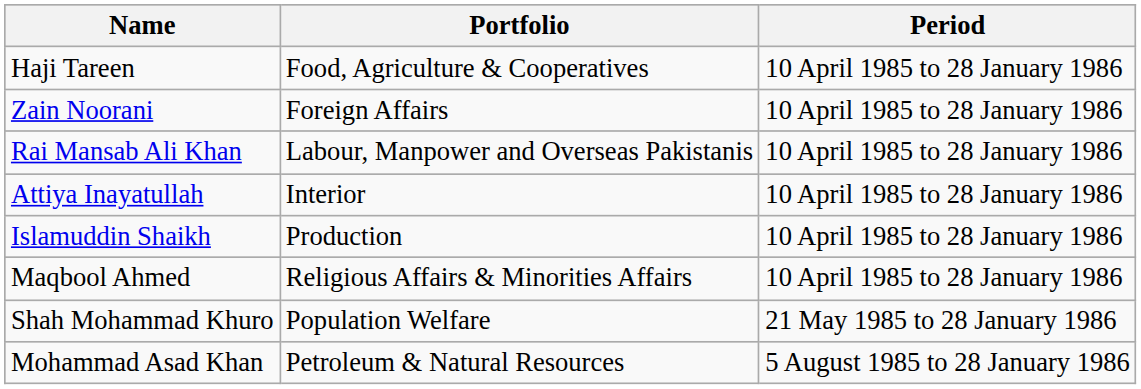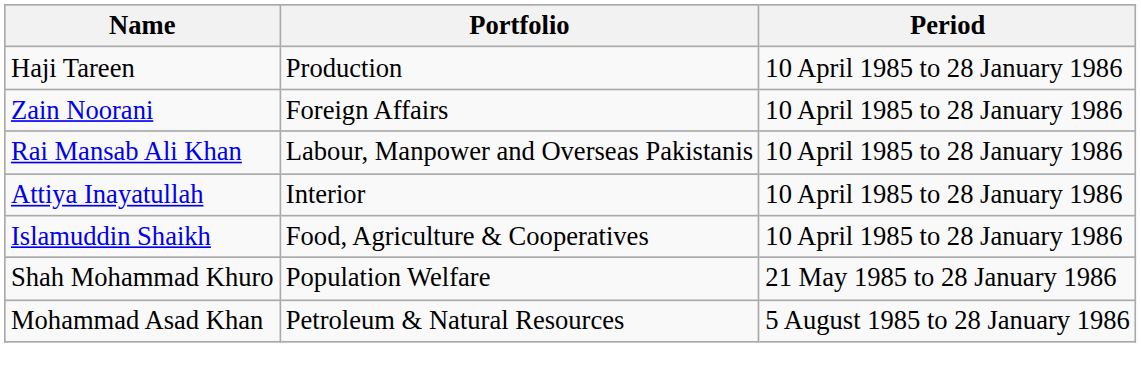(467, 67) Food, Agriculture & Cooperatives -> (344, 67) Production
(344, 236) Production -> (467, 236) Food, Agriculture & Cooperatives
- row: (101, 278)
